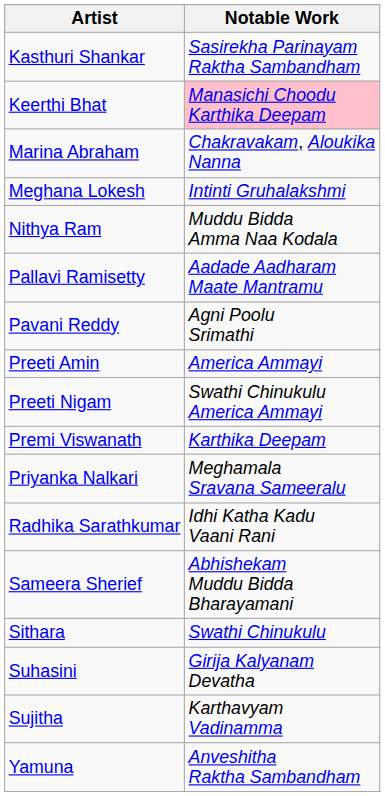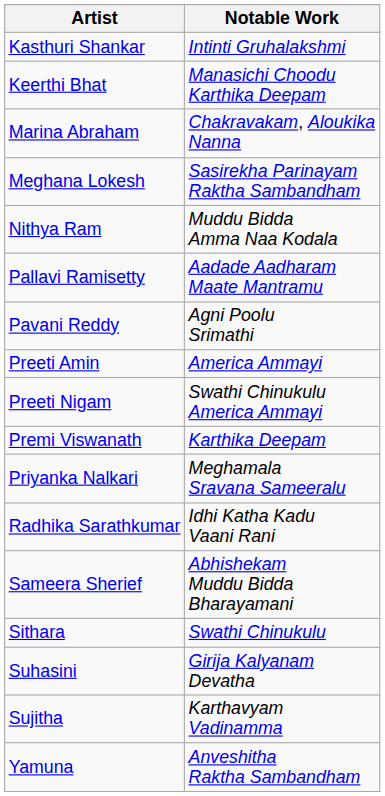(275, 56) Sasirekha Parinayam Raktha Sambandham -> (267, 46) Intinti Gruhalakshmi
(262, 104) pink background -> (262, 84) no background
(267, 191) Intinti Gruhalakshmi -> (275, 181) Sasirekha Parinayam Raktha Sambandham
